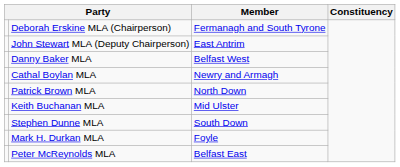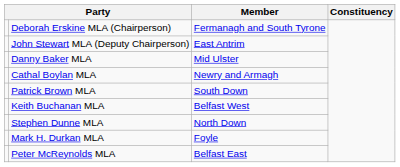(222, 59) Belfast West -> (216, 59) Mid Ulster
(220, 91) North Down -> (221, 91) South Down
(216, 106) Mid Ulster -> (222, 106) Belfast West
(221, 122) South Down -> (220, 122) North Down
